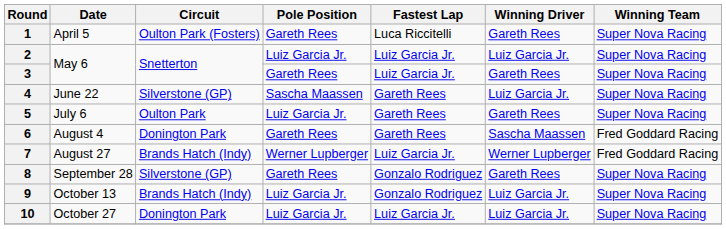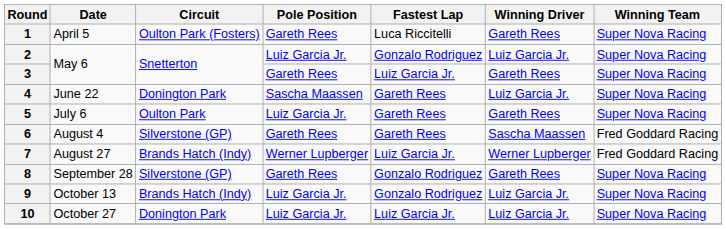(414, 54) Luiz Garcia Jr. -> (428, 54) Gonzalo Rodriguez
(185, 94) Silverstone (GP) -> (182, 94) Donington Park
(182, 134) Donington Park -> (185, 134) Silverstone (GP)
